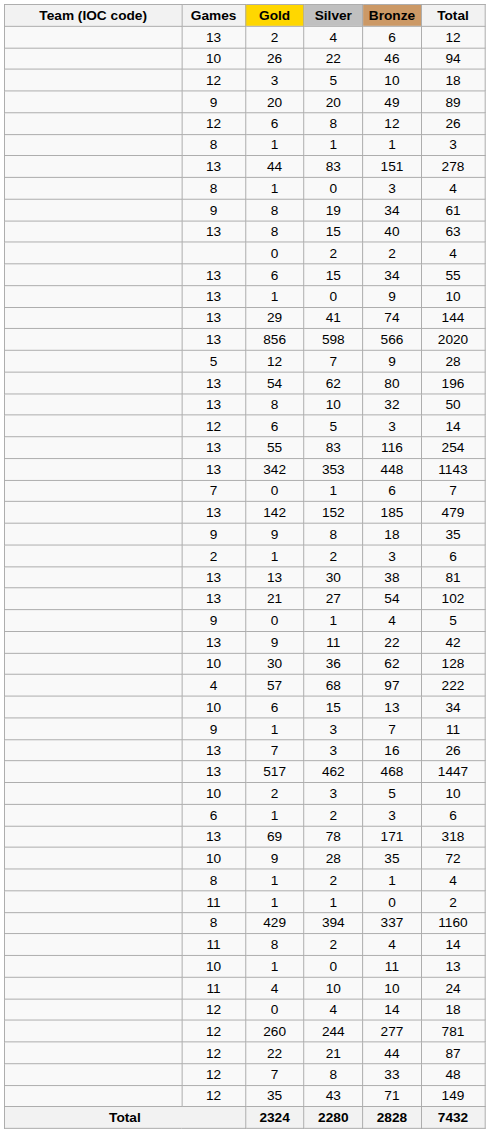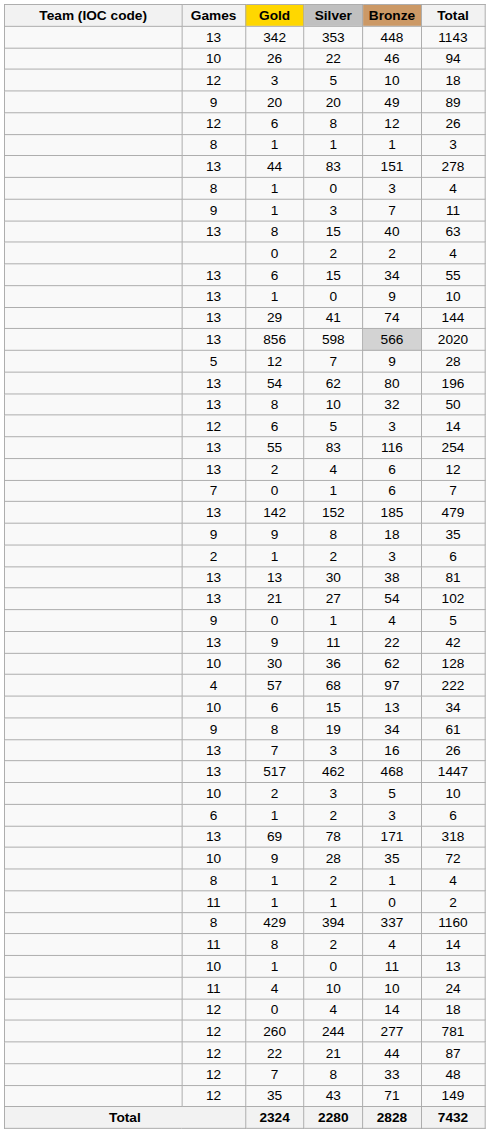rows swapped: (214, 469) <-> (214, 37)
rows swapped: (214, 728) <-> (214, 210)
(392, 339) no background -> (392, 339) lightgrey background
